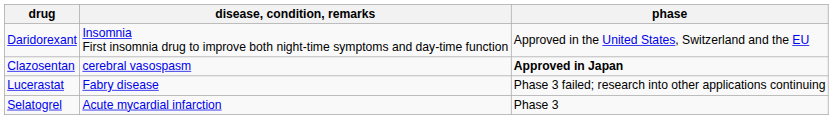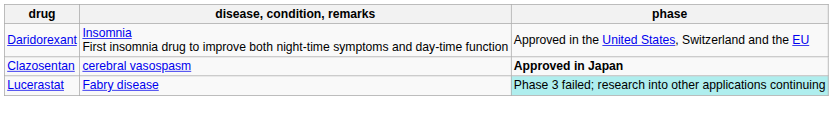(670, 85) no background -> (670, 85) paleturquoise background
- row: (35, 104)
